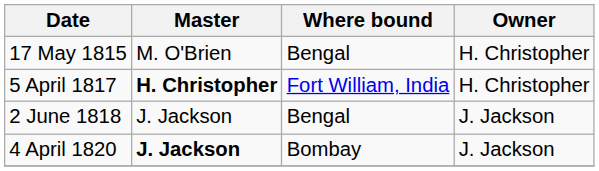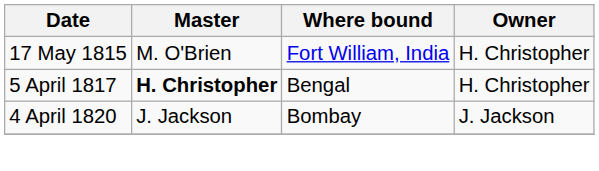(318, 52) Bengal -> (368, 52) Fort William, India
(368, 85) Fort William, India -> (318, 85) Bengal
- row: (65, 117)
(188, 149) bold -> (184, 117) normal
